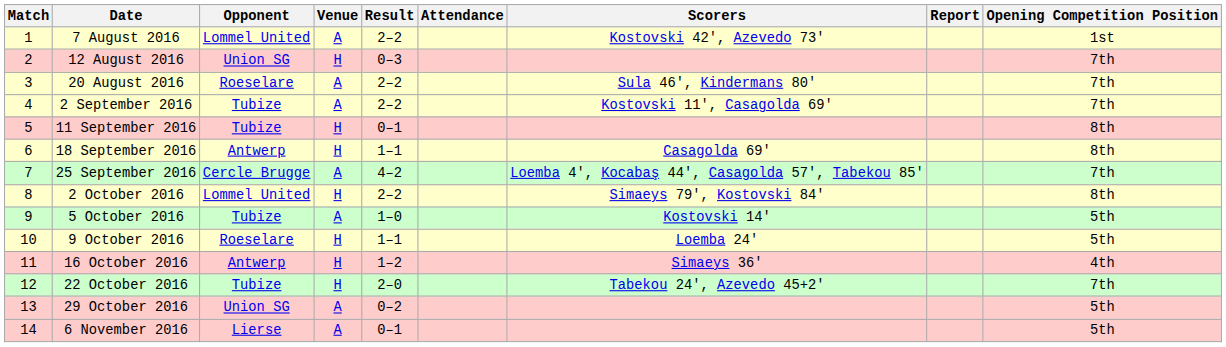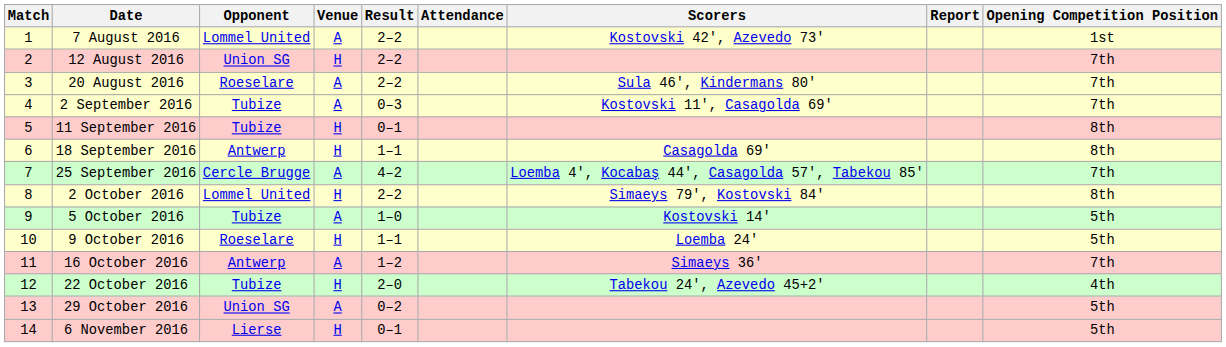(390, 61) 0–3 -> (390, 61) 2–2
(390, 106) 2–2 -> (390, 106) 0–3
(338, 263) H -> (338, 263) A
(1102, 263) 4th -> (1102, 263) 7th
(1102, 285) 7th -> (1102, 285) 4th
(338, 330) A -> (338, 330) H
